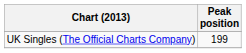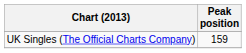(219, 39) 199 -> (219, 39) 159
